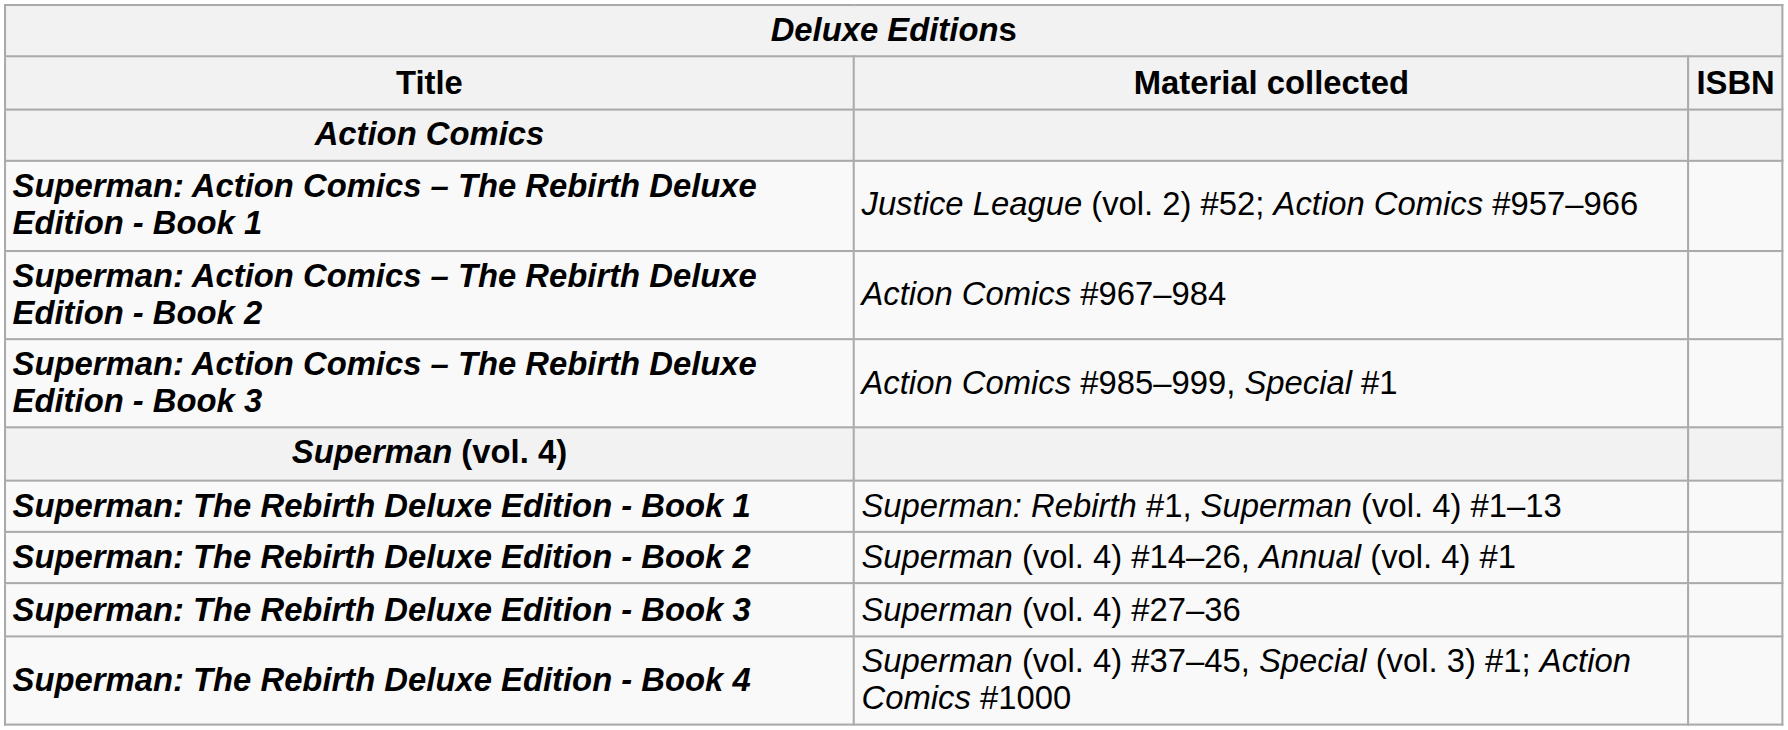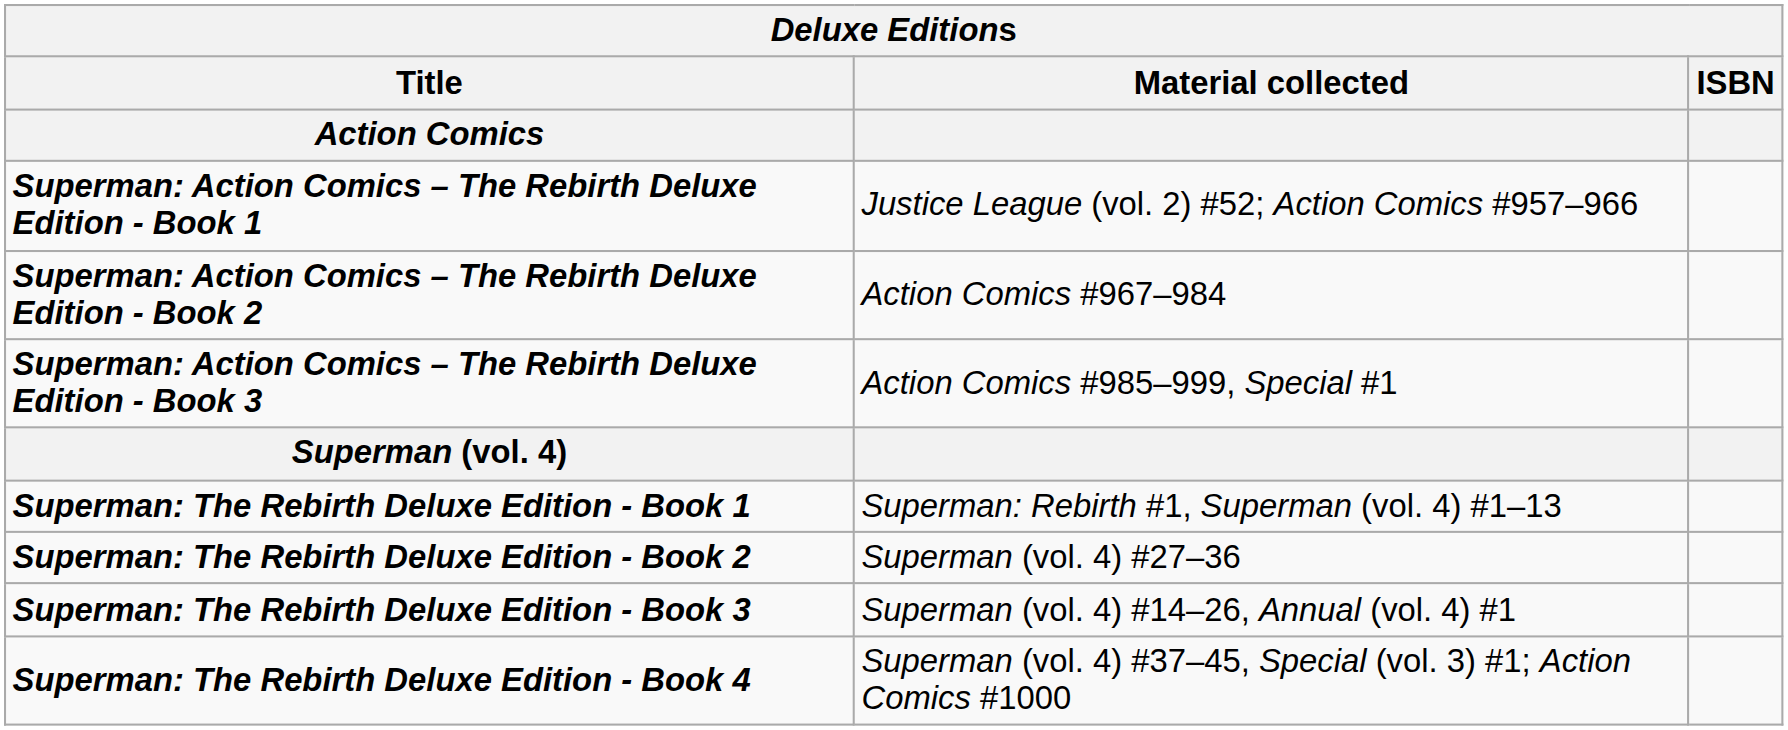(1189, 557) Superman (vol. 4) #14–26, Annual (vol. 4) #1 -> (1051, 557) Superman (vol. 4) #27–36
(1051, 609) Superman (vol. 4) #27–36 -> (1189, 609) Superman (vol. 4) #14–26, Annual (vol. 4) #1
